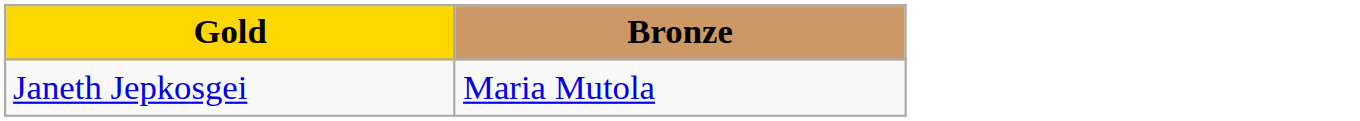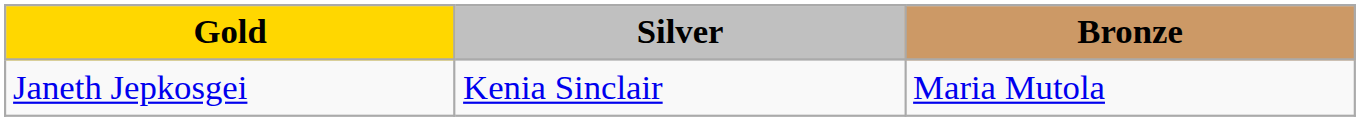+ column: (680, 32)
